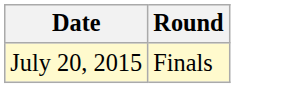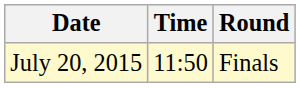+ column: (181, 23)
